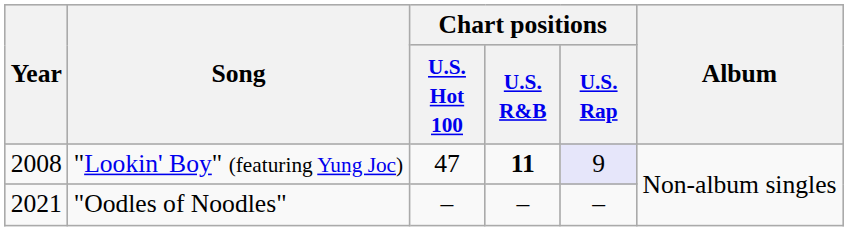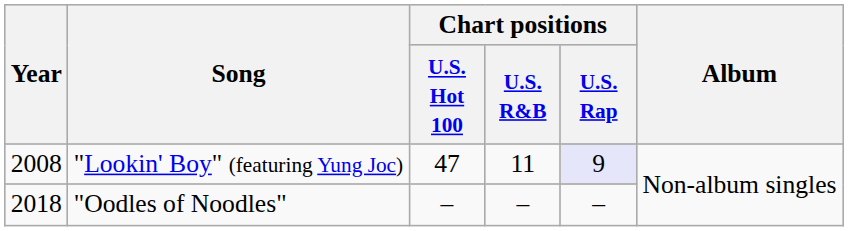(523, 163) bold -> (523, 163) normal
(36, 204) 2021 -> (36, 204) 2018
